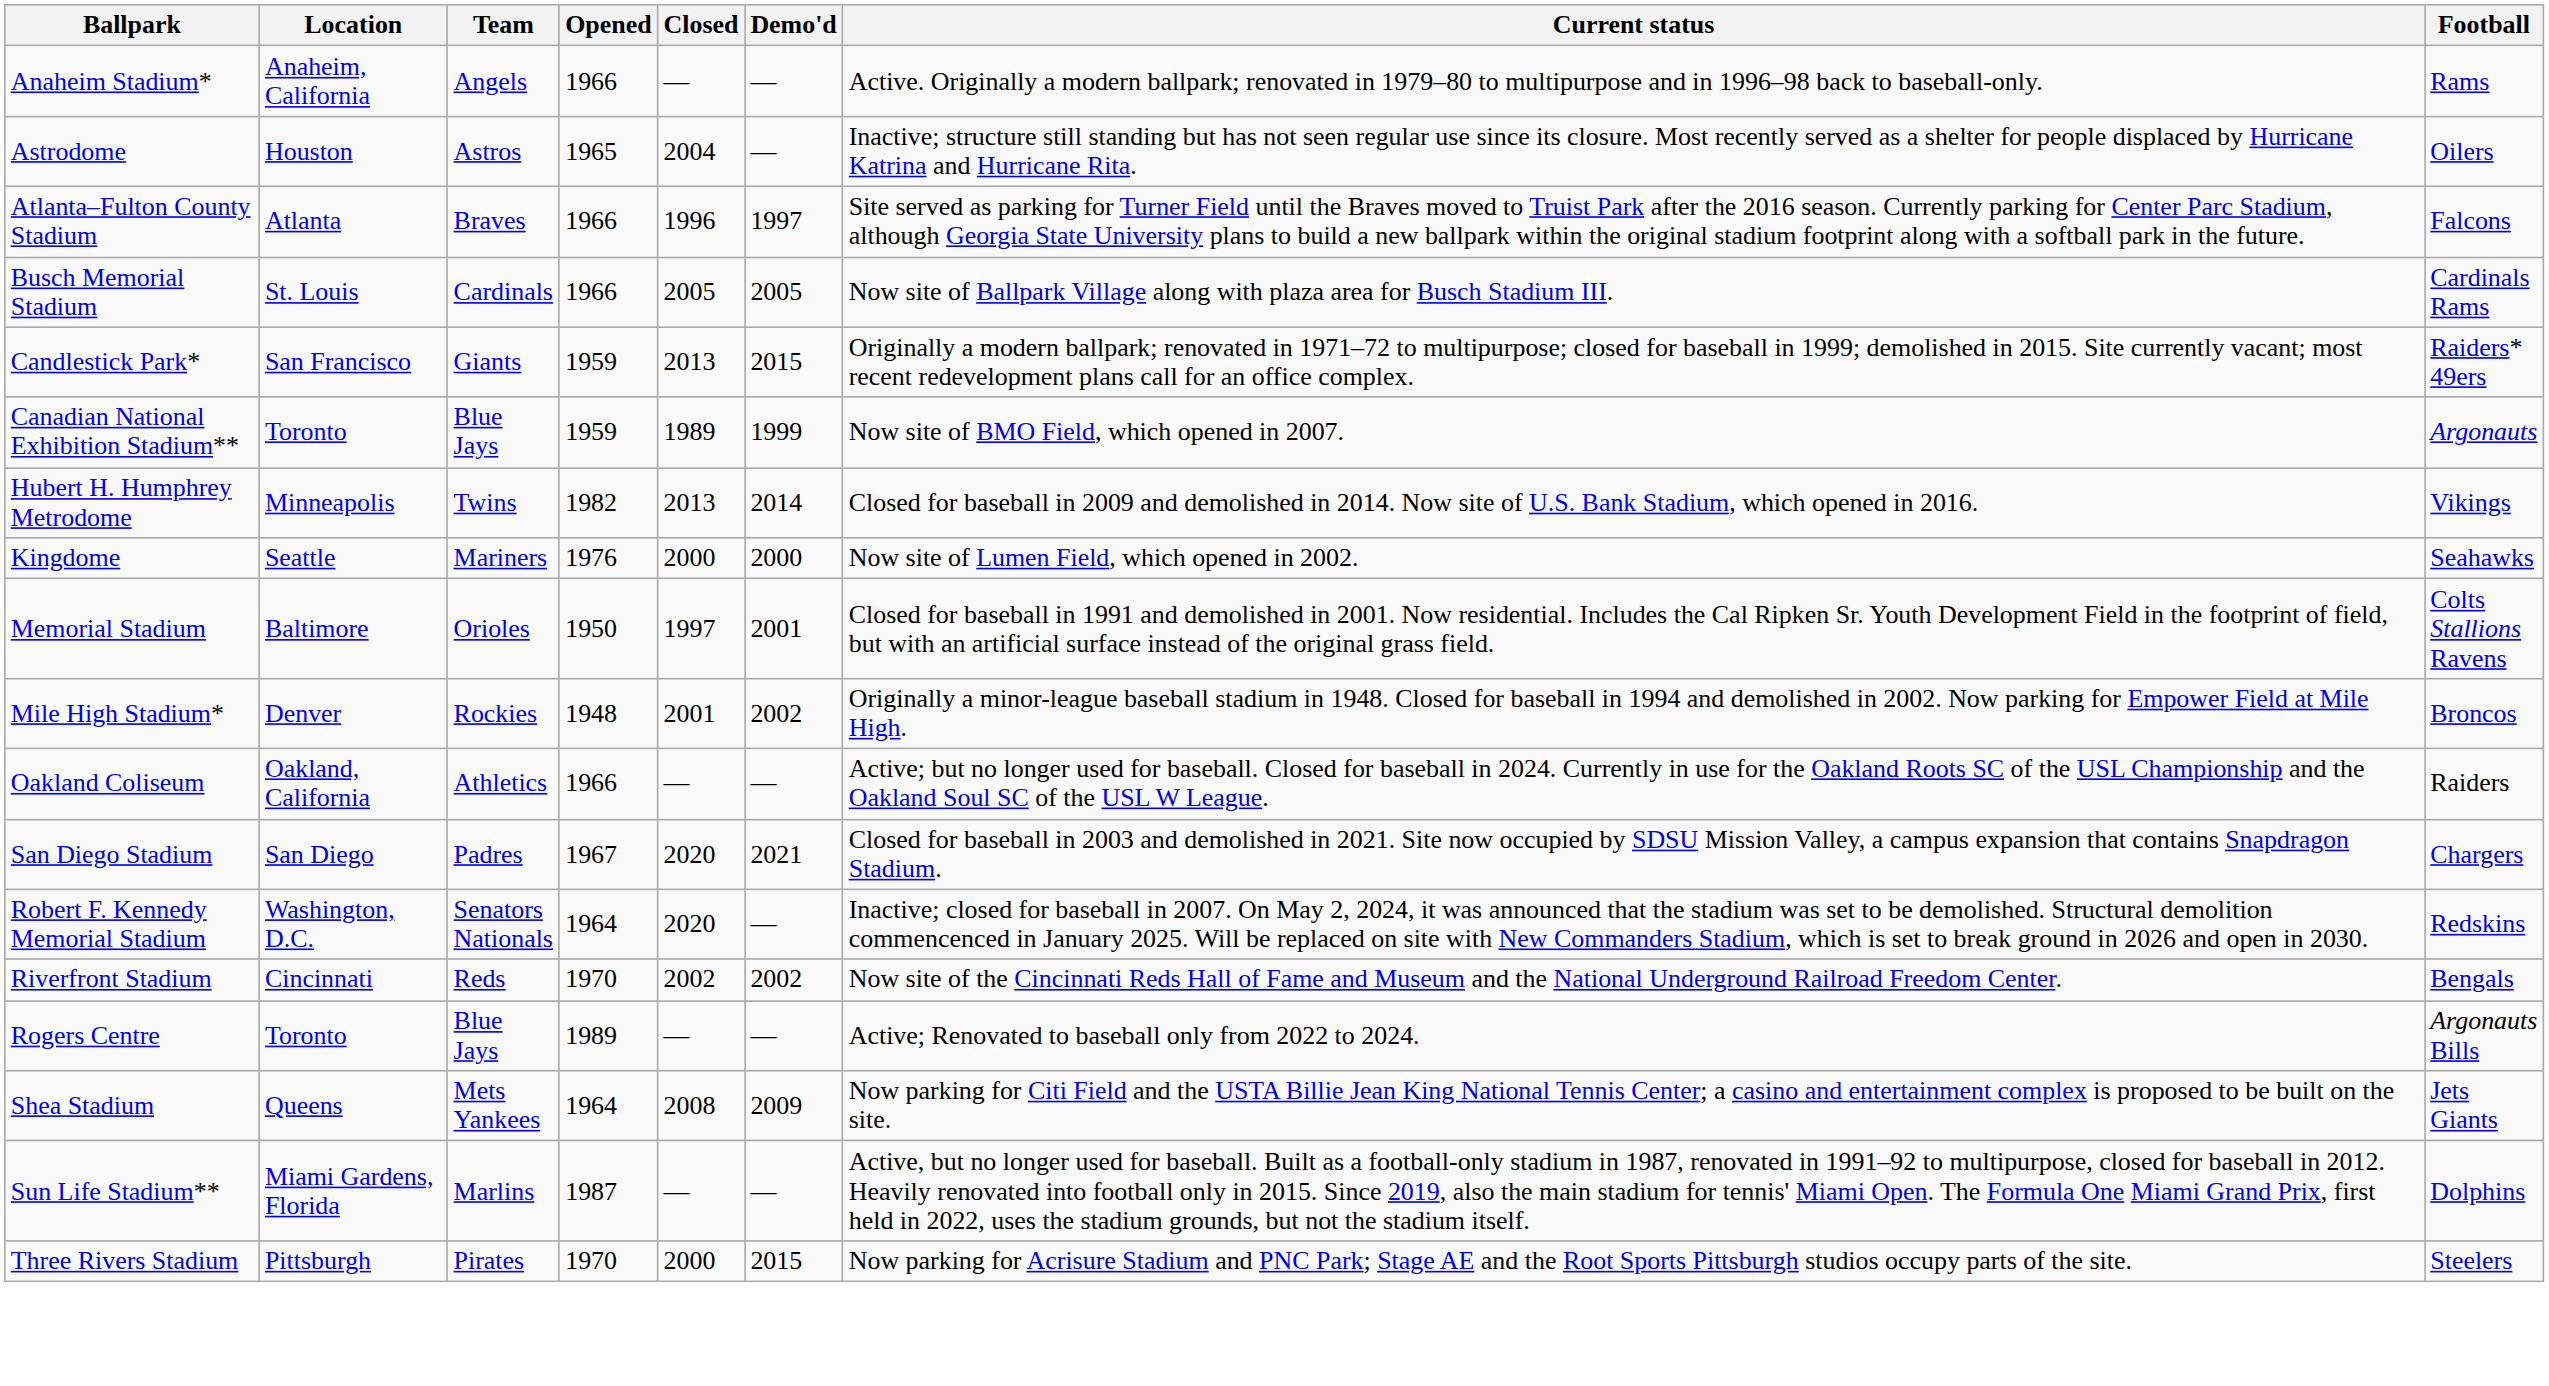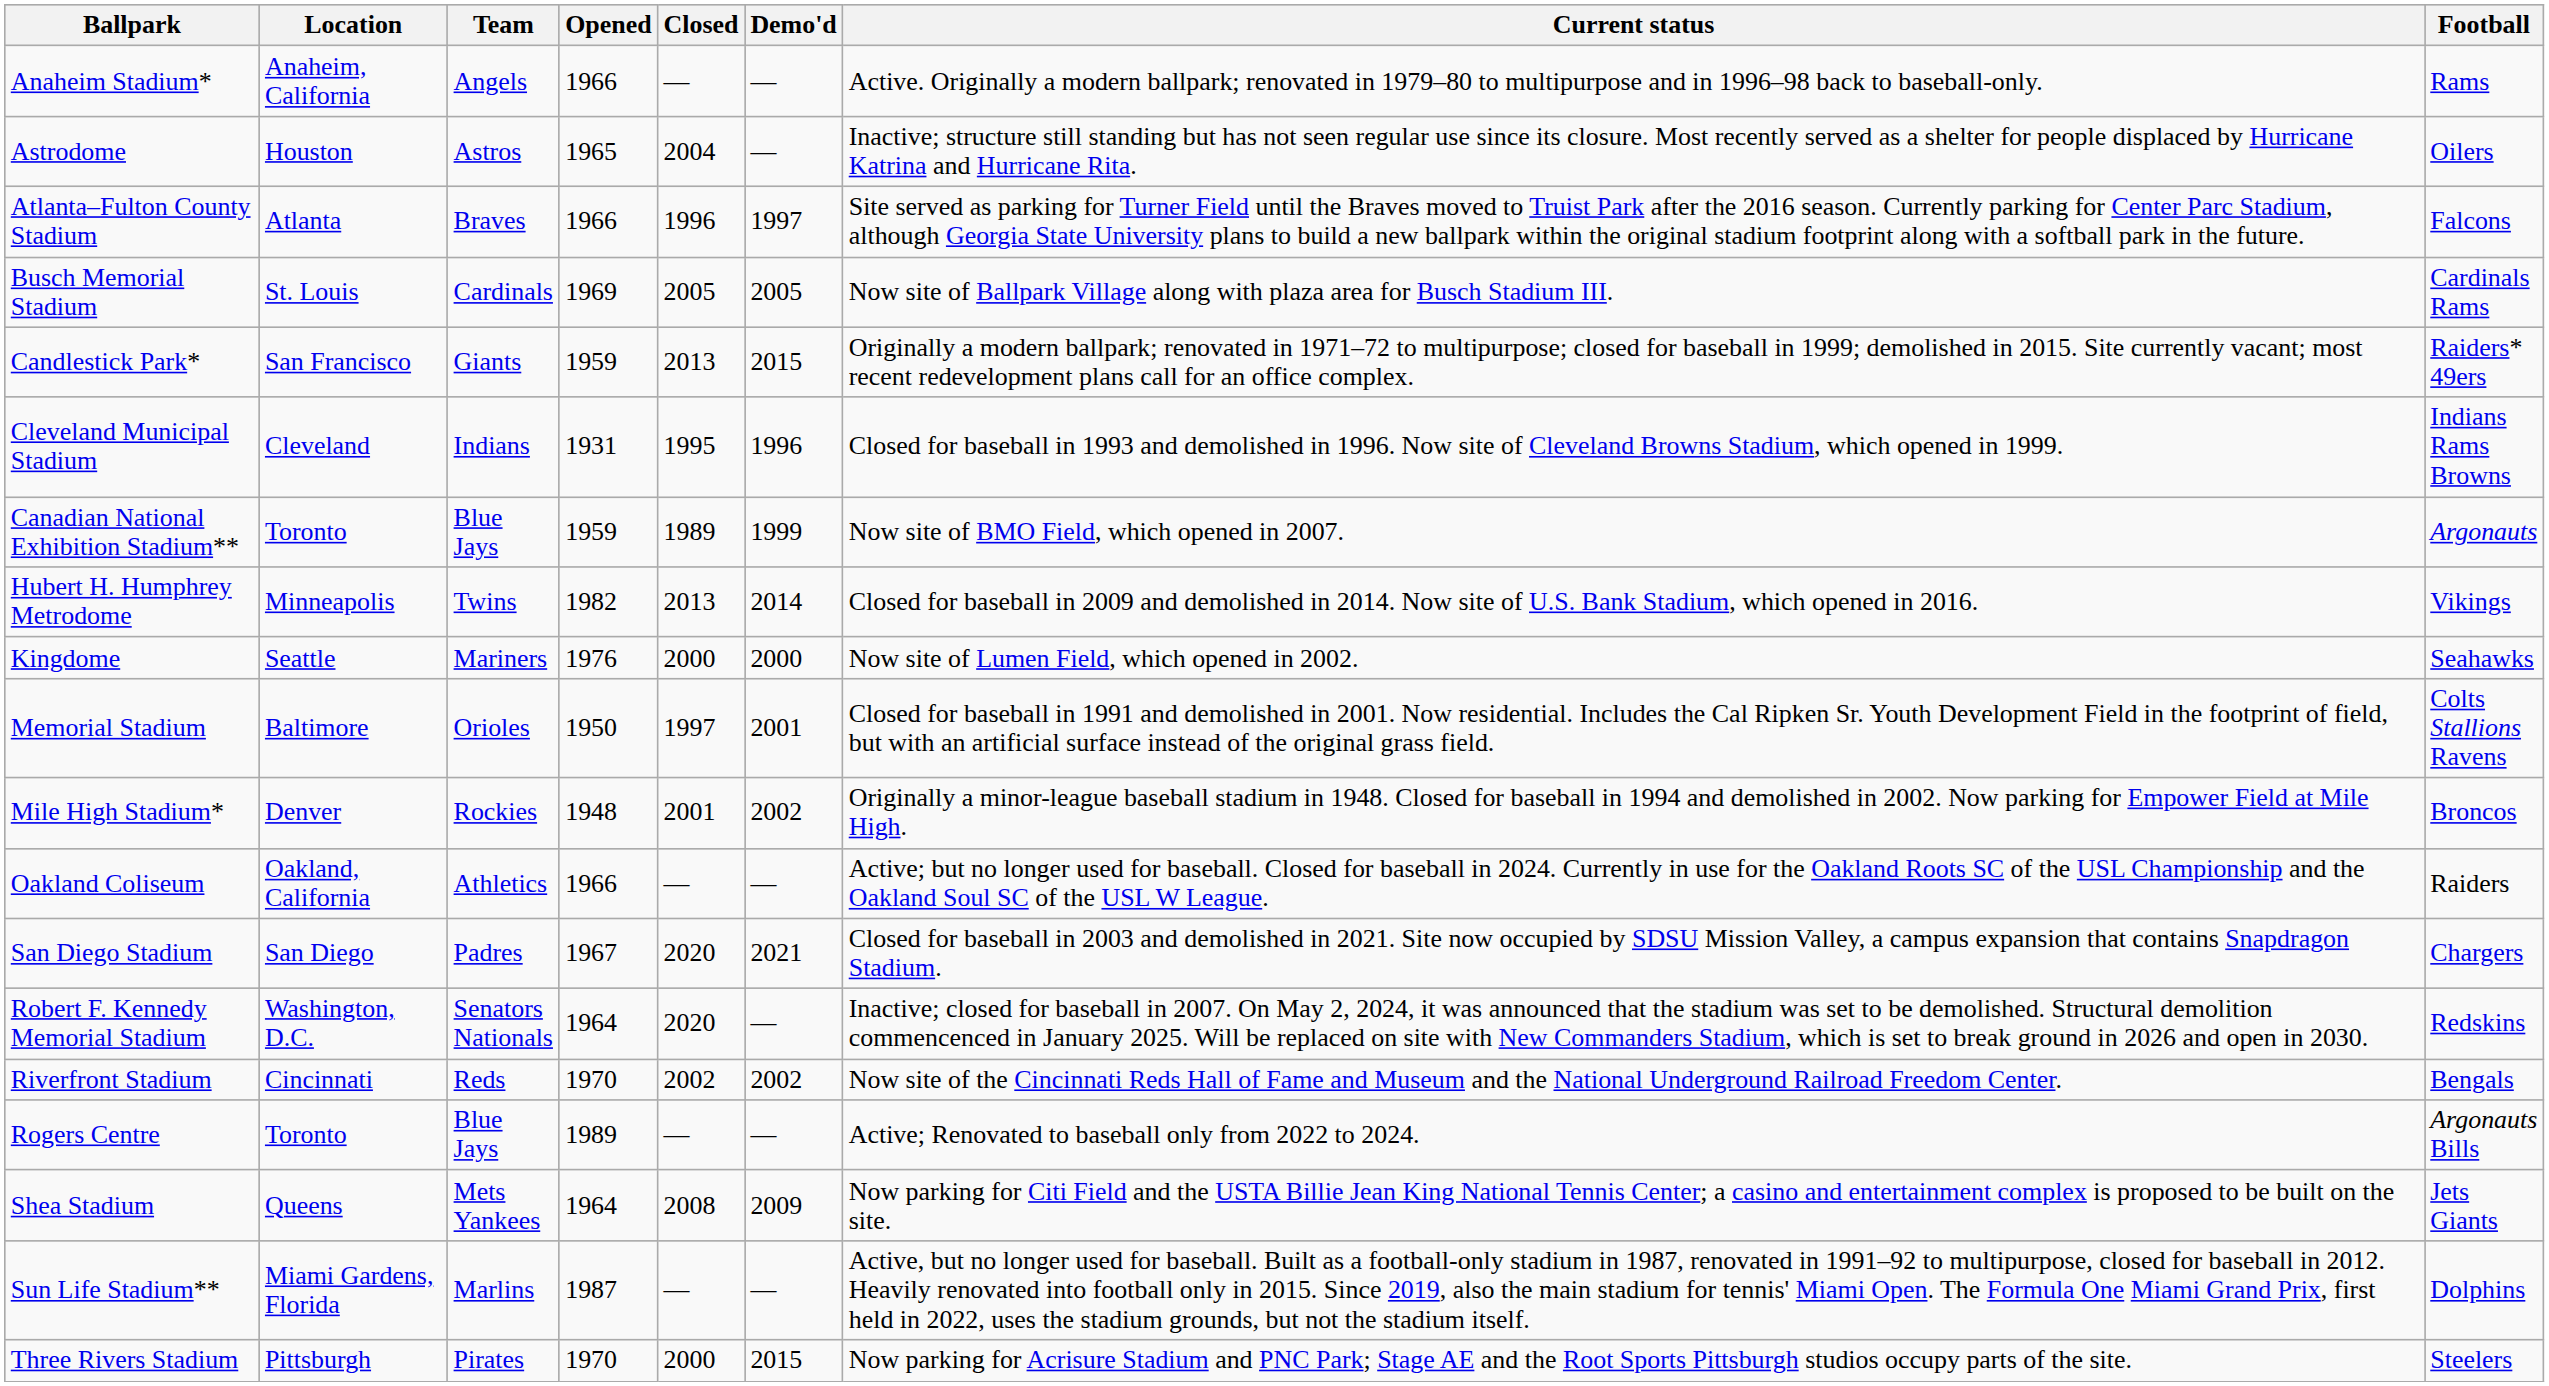(591, 291) 1966 -> (591, 291) 1969
+ row: (120, 446)
